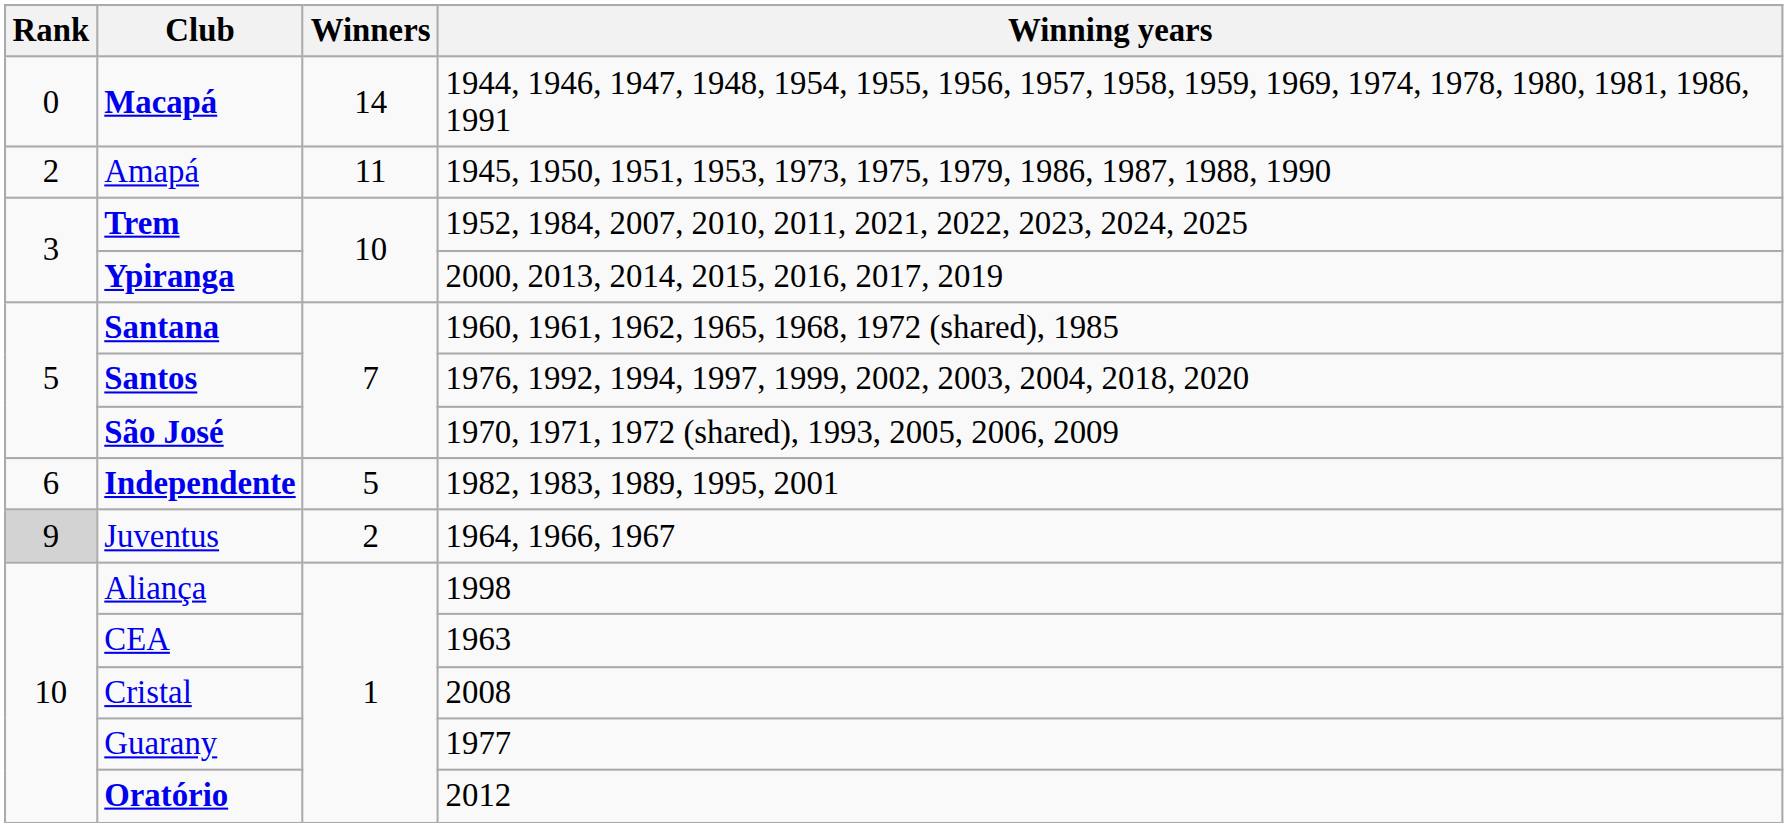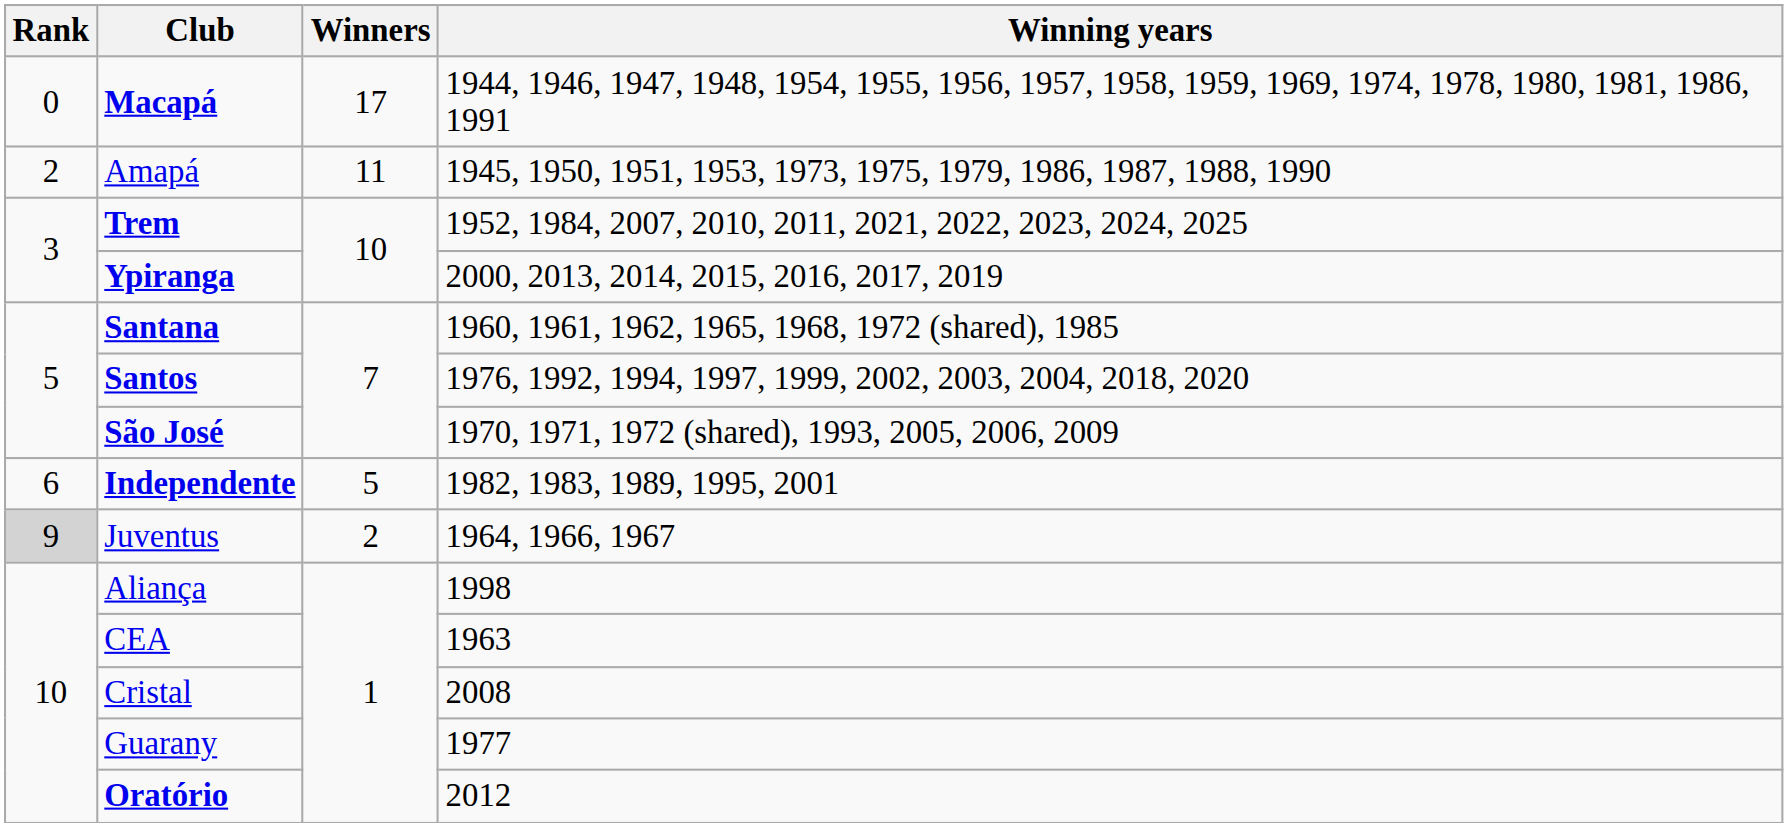(371, 100) 14 -> (371, 100) 17
